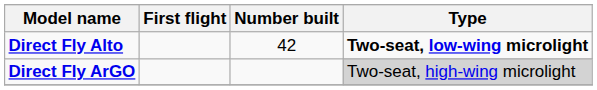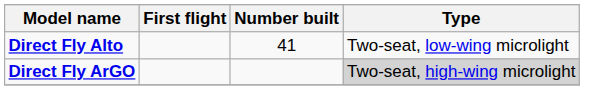(287, 45) 42 -> (287, 45) 41
(468, 45) bold -> (458, 45) normal
